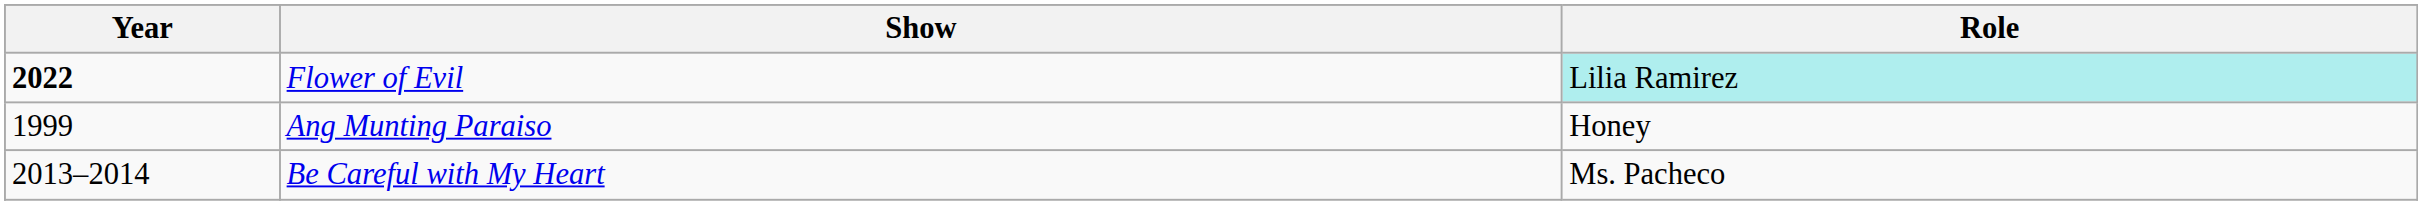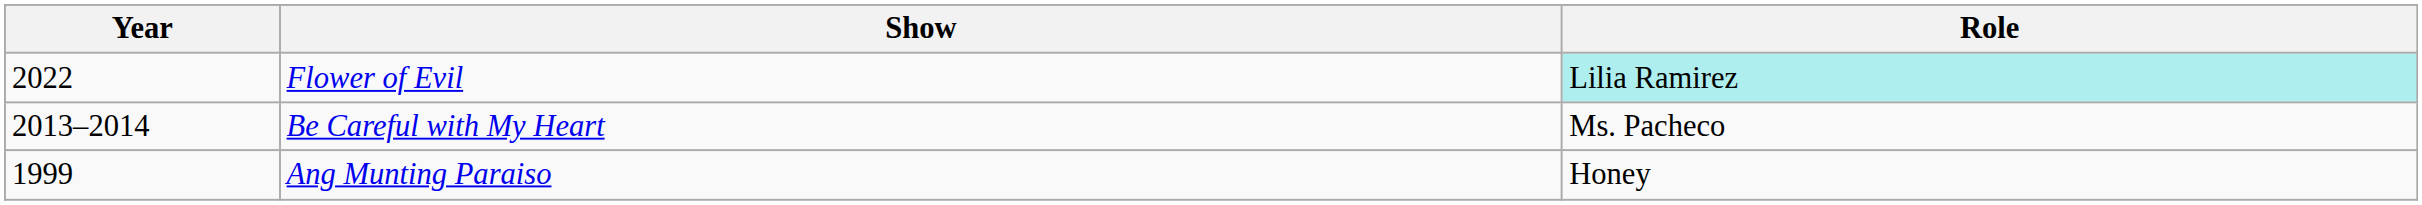(43, 77) bold -> (43, 77) normal
rows swapped: (446, 174) <-> (419, 125)
